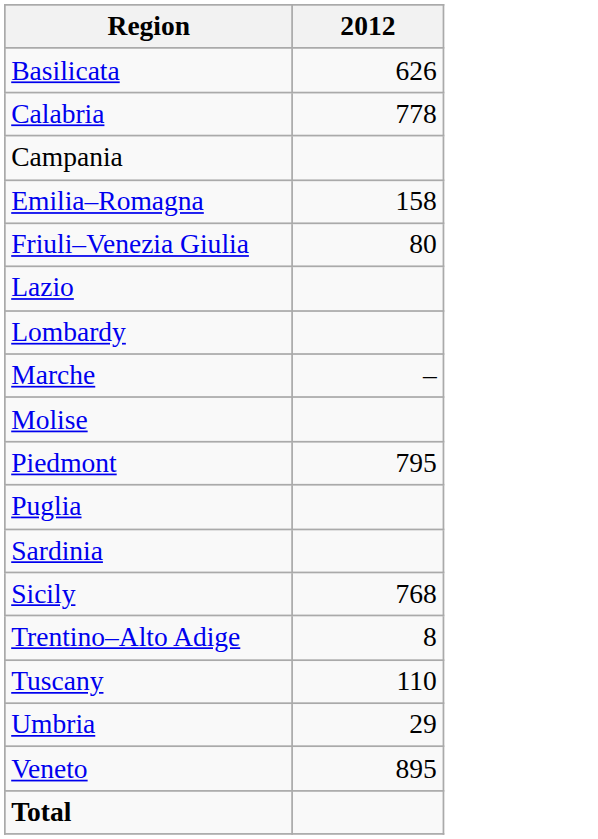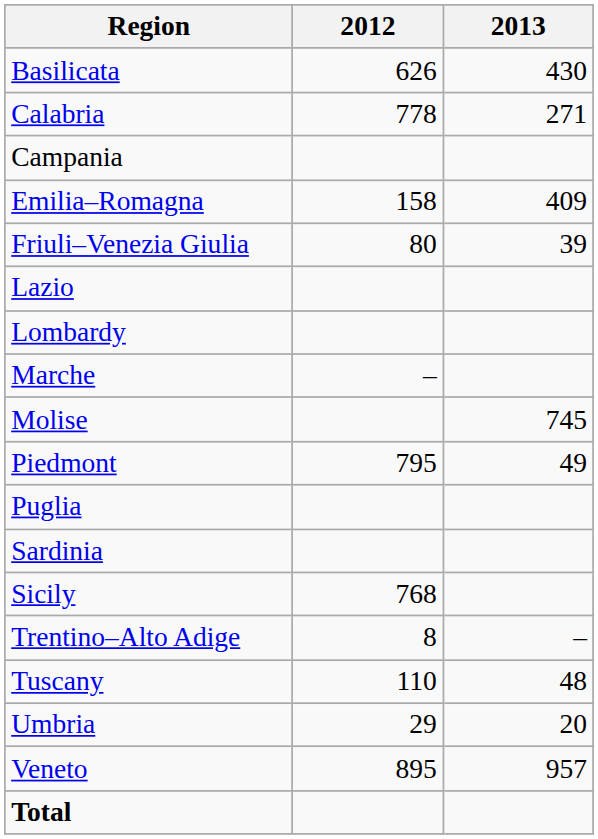+ column: (518, 26)
